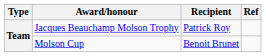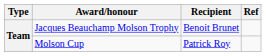(207, 28) Patrick Roy -> (211, 28) Benoit Brunet
(211, 43) Benoit Brunet -> (207, 43) Patrick Roy
